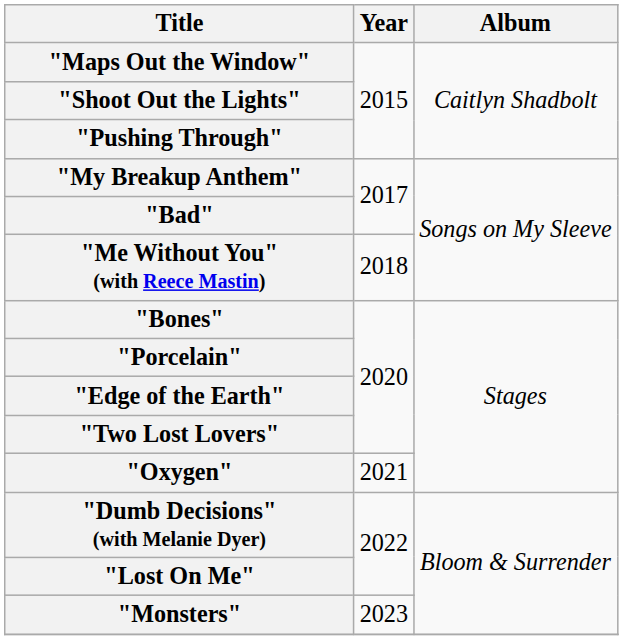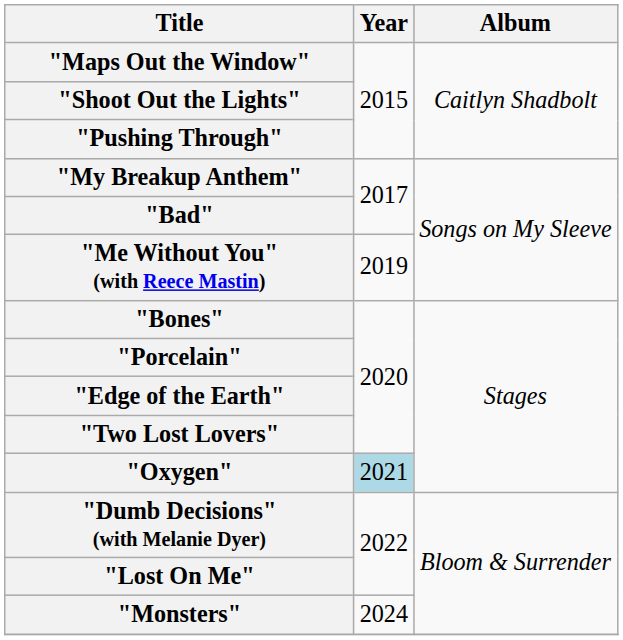(384, 267) 2018 -> (384, 267) 2019
(384, 472) no background -> (384, 472) lightblue background
(384, 614) 2023 -> (384, 614) 2024
